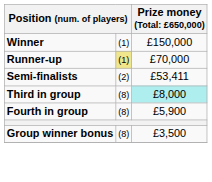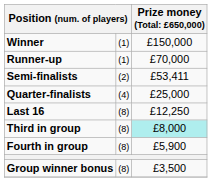(124, 60) khaki background -> (124, 60) no background
+ row: (49, 94)
+ row: (26, 111)
